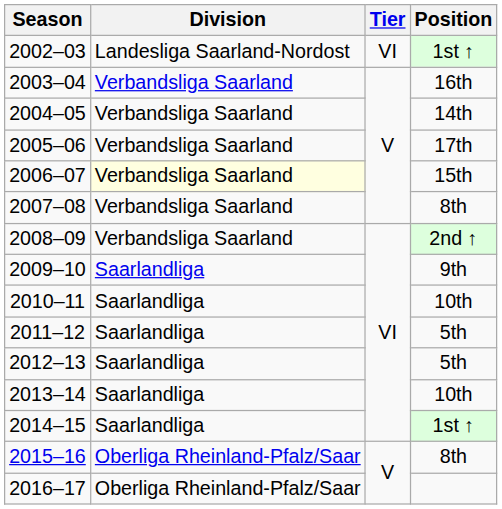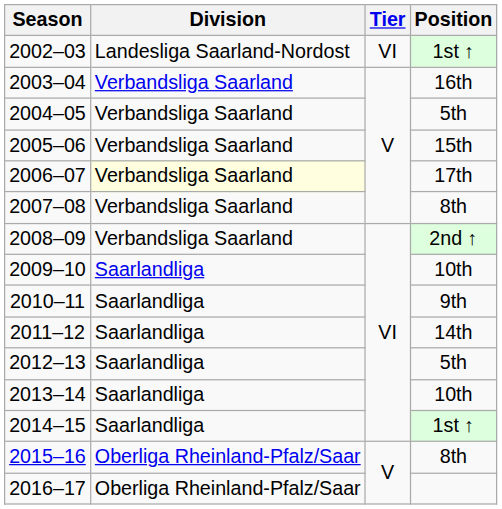(453, 113) 14th -> (453, 113) 5th
(453, 144) 17th -> (453, 144) 15th
(453, 176) 15th -> (453, 176) 17th
(453, 269) 9th -> (453, 269) 10th
(453, 301) 10th -> (453, 301) 9th
(453, 332) 5th -> (453, 332) 14th
